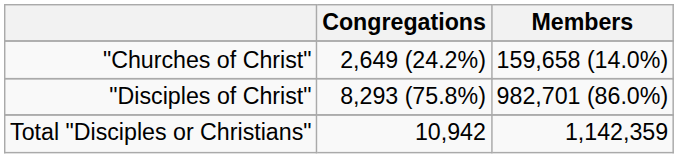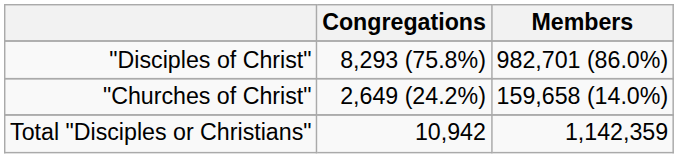rows swapped: (210, 96) <-> (207, 59)
